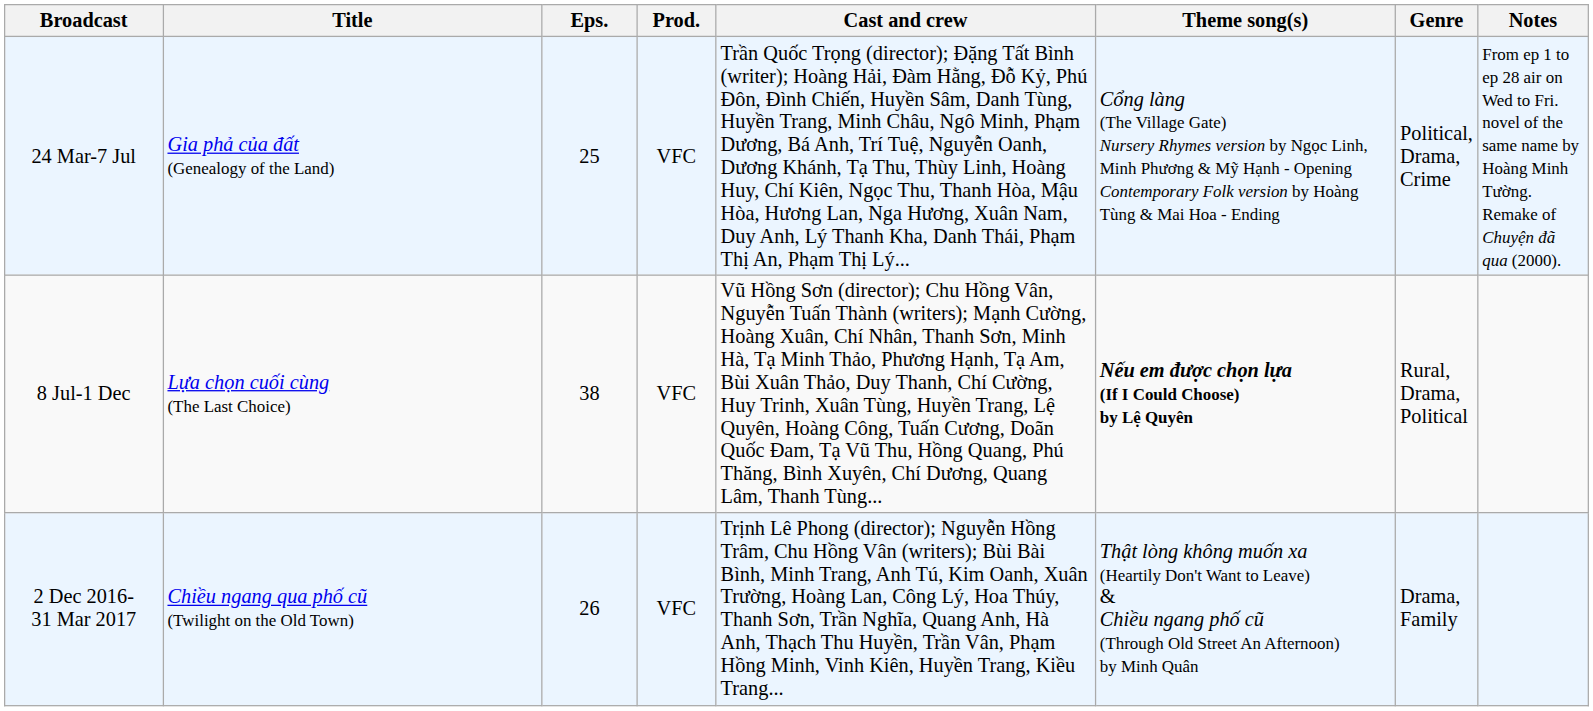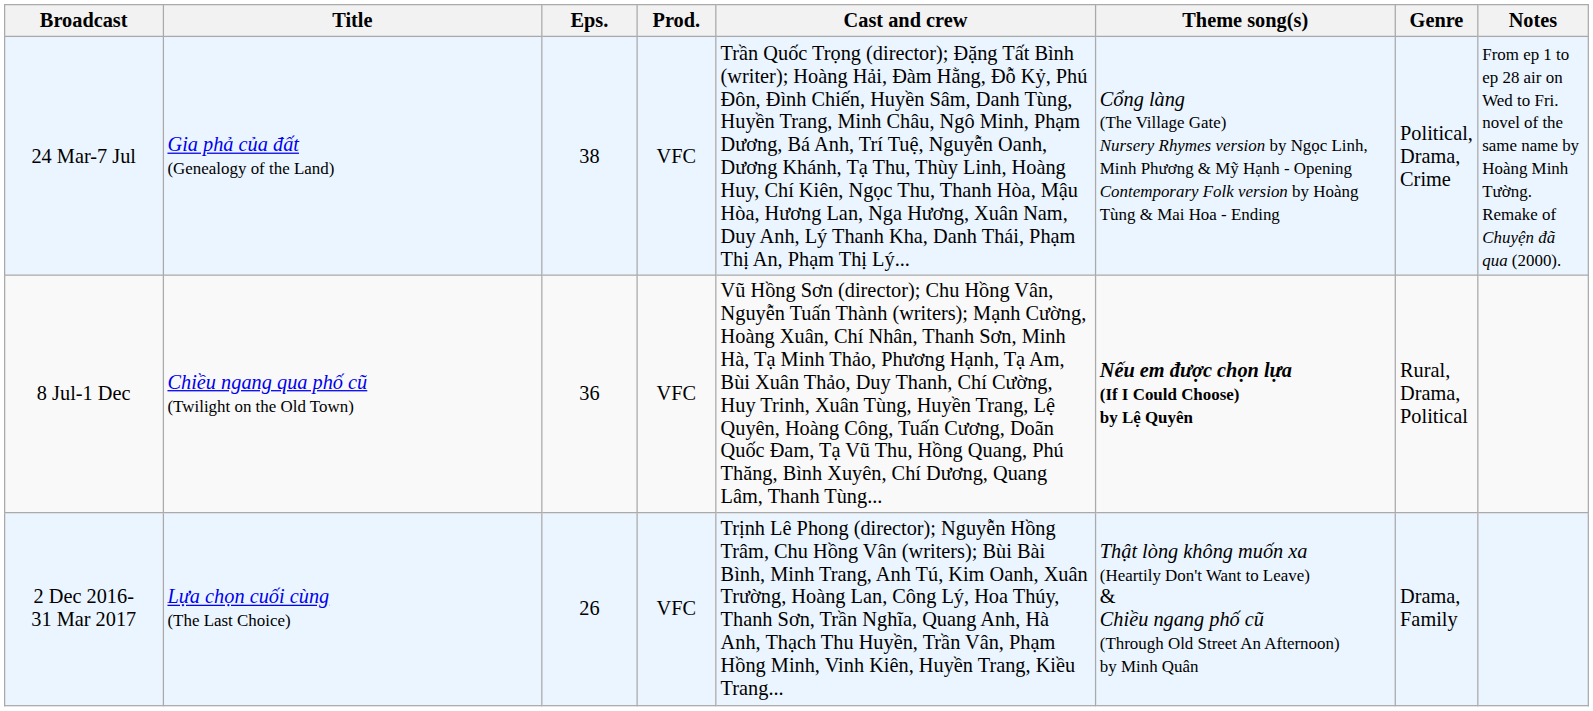(589, 155) 25 -> (589, 155) 38
(248, 393) Lựa chọn cuối cùng (The Last Choice) -> (267, 393) Chiều ngang qua phố cũ (Twilight on the Old Town)
(589, 393) 38 -> (589, 393) 36
(267, 608) Chiều ngang qua phố cũ (Twilight on the Old Town) -> (248, 608) Lựa chọn cuối cùng (The Last Choice)
